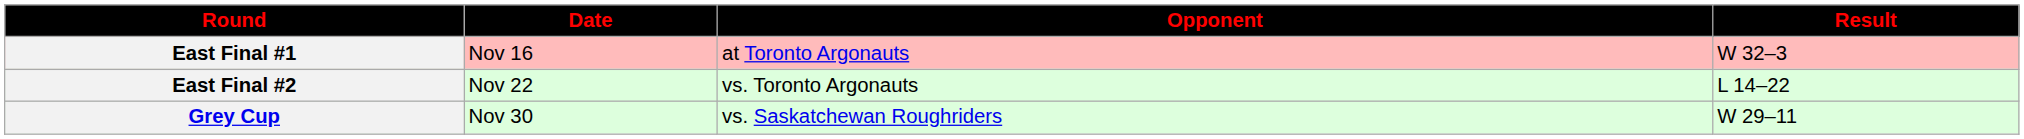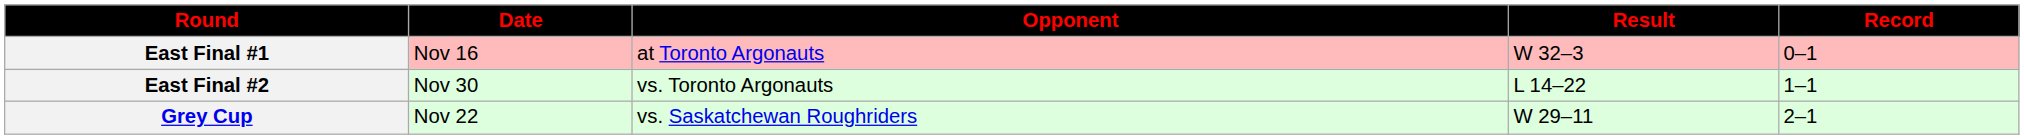+ column: (1899, 20)
(501, 85) Nov 22 -> (446, 85) Nov 30
(501, 117) Nov 30 -> (446, 117) Nov 22
